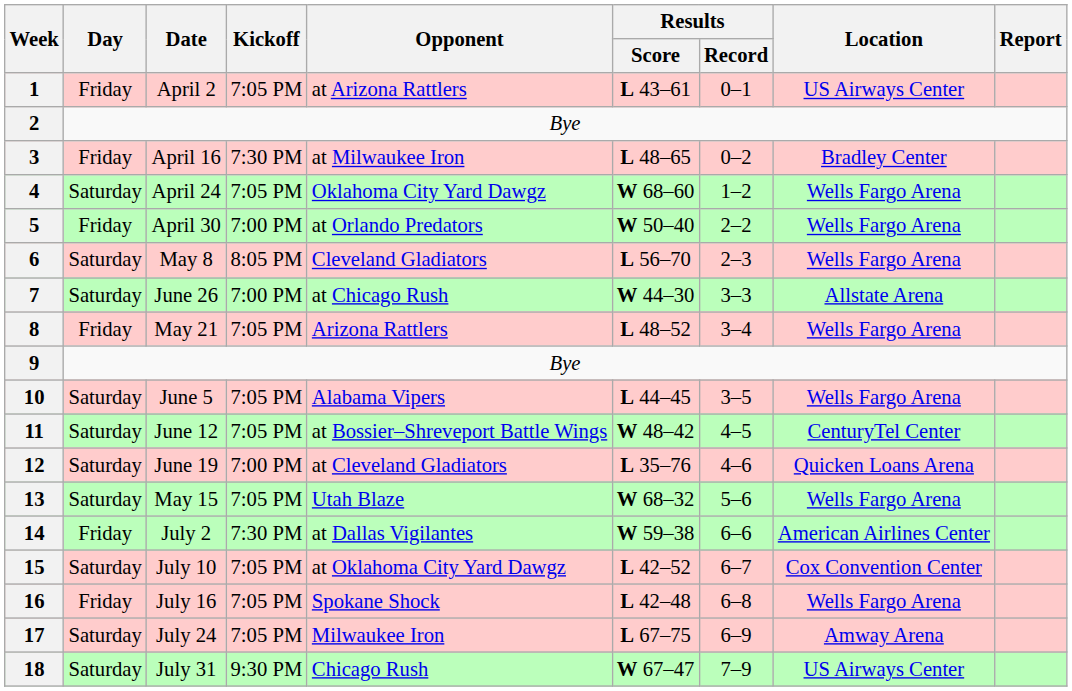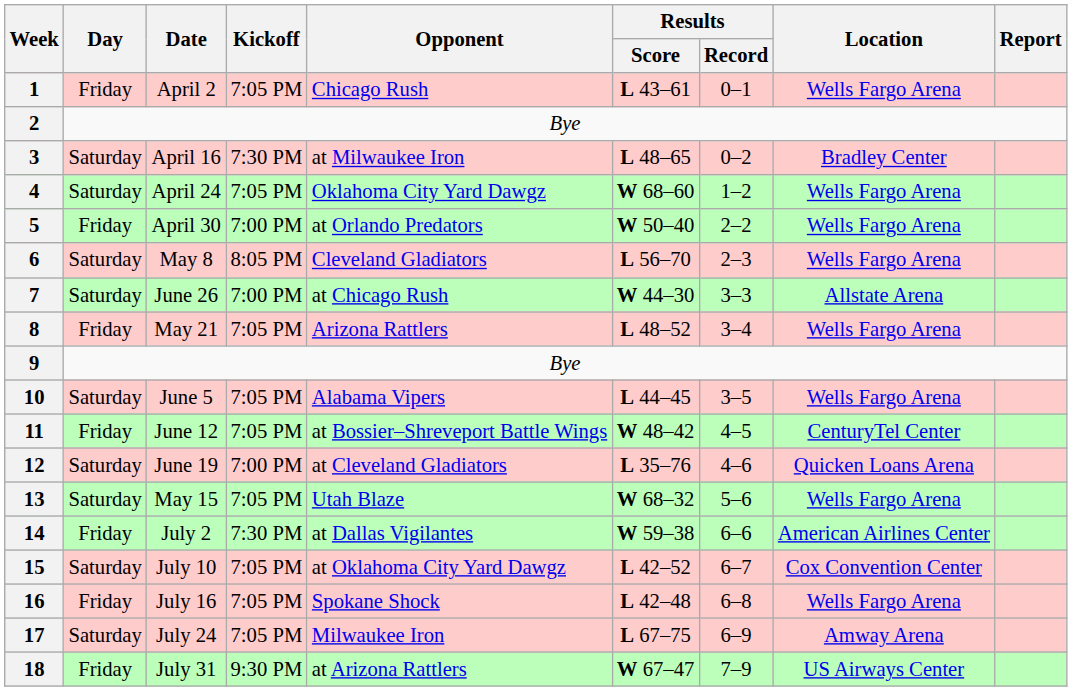(389, 89) at Arizona Rattlers -> (370, 89) Chicago Rush
(884, 89) US Airways Center -> (884, 89) Wells Fargo Arena
(105, 158) Friday -> (105, 158) Saturday
(105, 430) Saturday -> (105, 430) Friday
(105, 669) Saturday -> (105, 669) Friday
(370, 669) Chicago Rush -> (389, 669) at Arizona Rattlers
